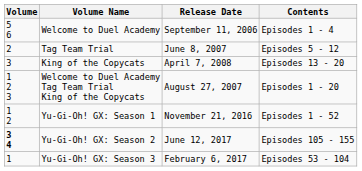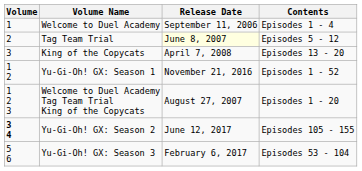(9, 30) 5 6 -> (9, 25) 1
(195, 49) no background -> (195, 39) lightyellow background
rows swapped: (101, 87) <-> (98, 116)
(9, 159) 1 -> (9, 154) 5 6
